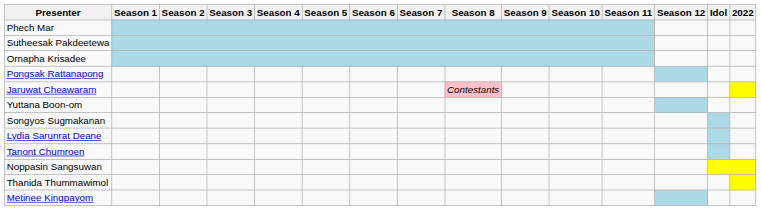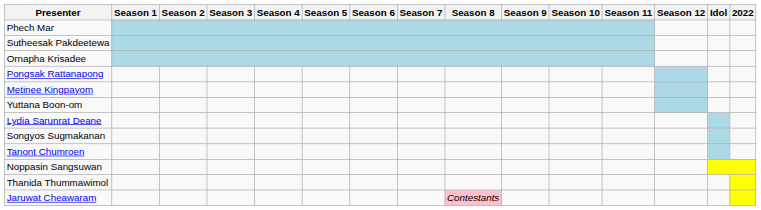rows swapped: (50, 198) <-> (52, 90)
rows swapped: (56, 121) <-> (54, 136)
